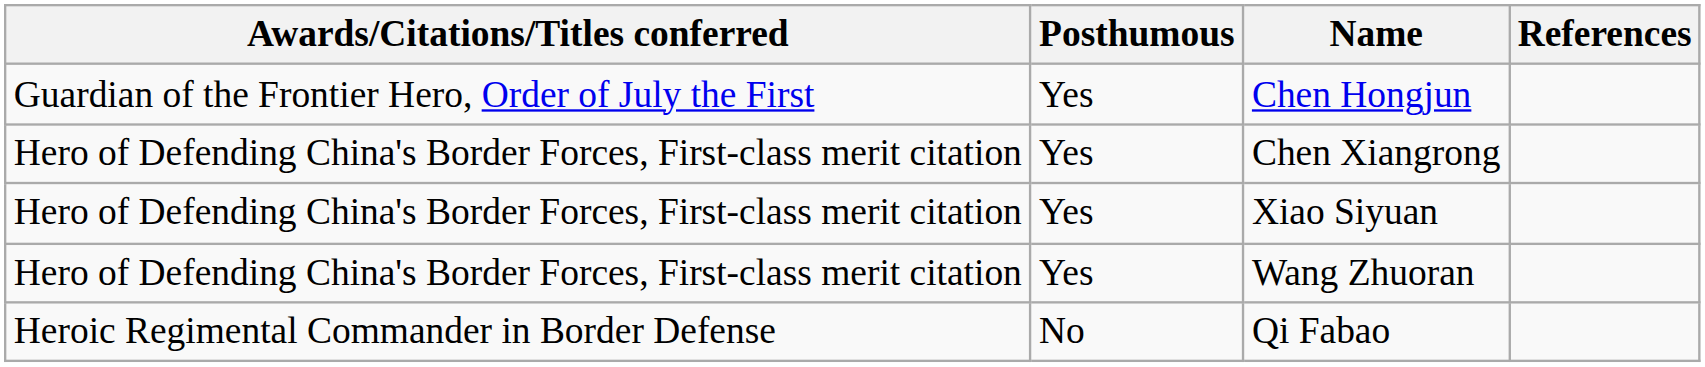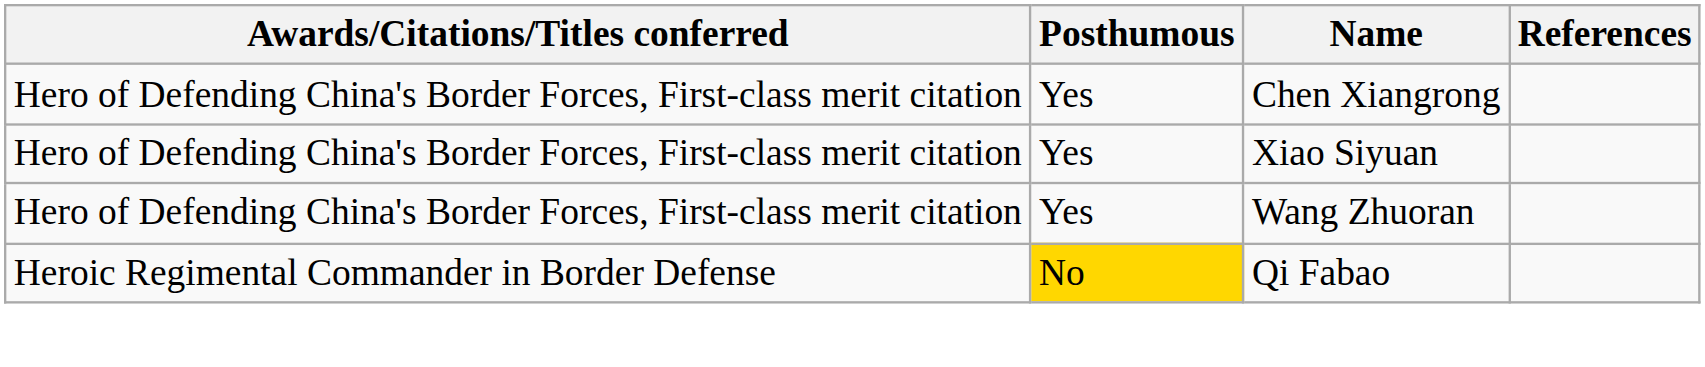- row: (1362, 93)
(1062, 331) no background -> (1062, 271) gold background
